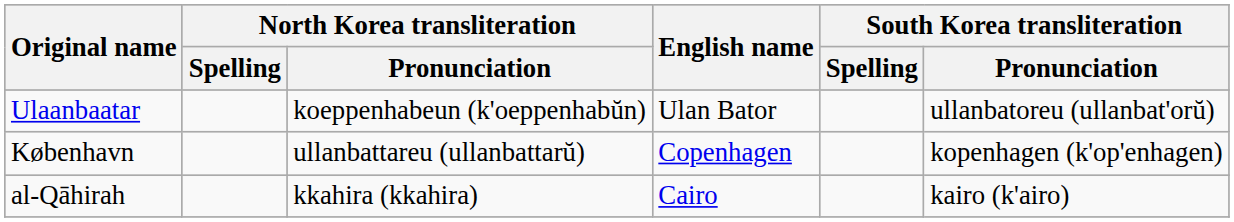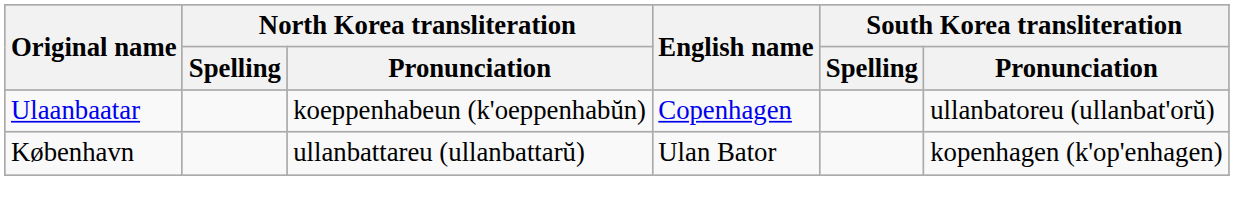(717, 110) Ulan Bator -> (725, 110) Copenhagen
(725, 152) Copenhagen -> (717, 152) Ulan Bator
- row: (68, 195)
